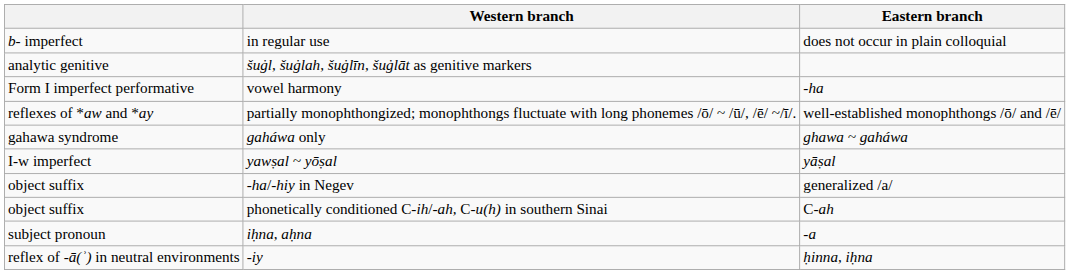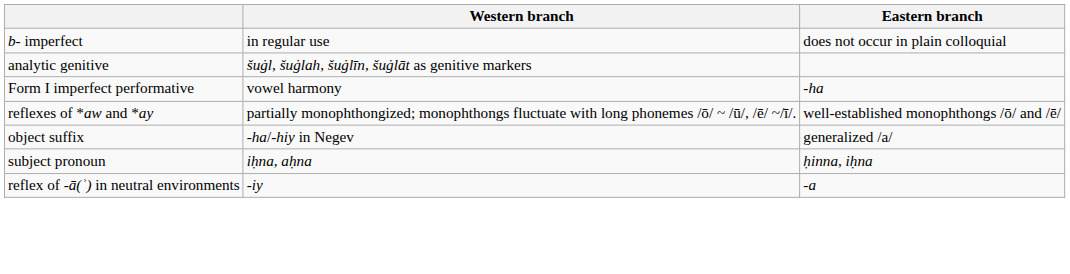- row: (286, 137)
- row: (292, 161)
- row: (427, 209)
(810, 233) -a -> (838, 161) ḥinna, iḥna
(838, 257) ḥinna, iḥna -> (810, 185) -a
